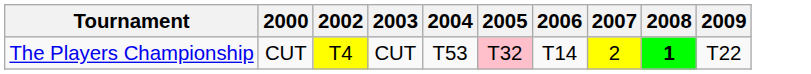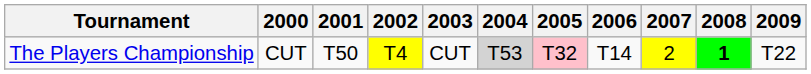+ column: (341, 21)
(450, 53) no background -> (505, 53) lightgrey background
